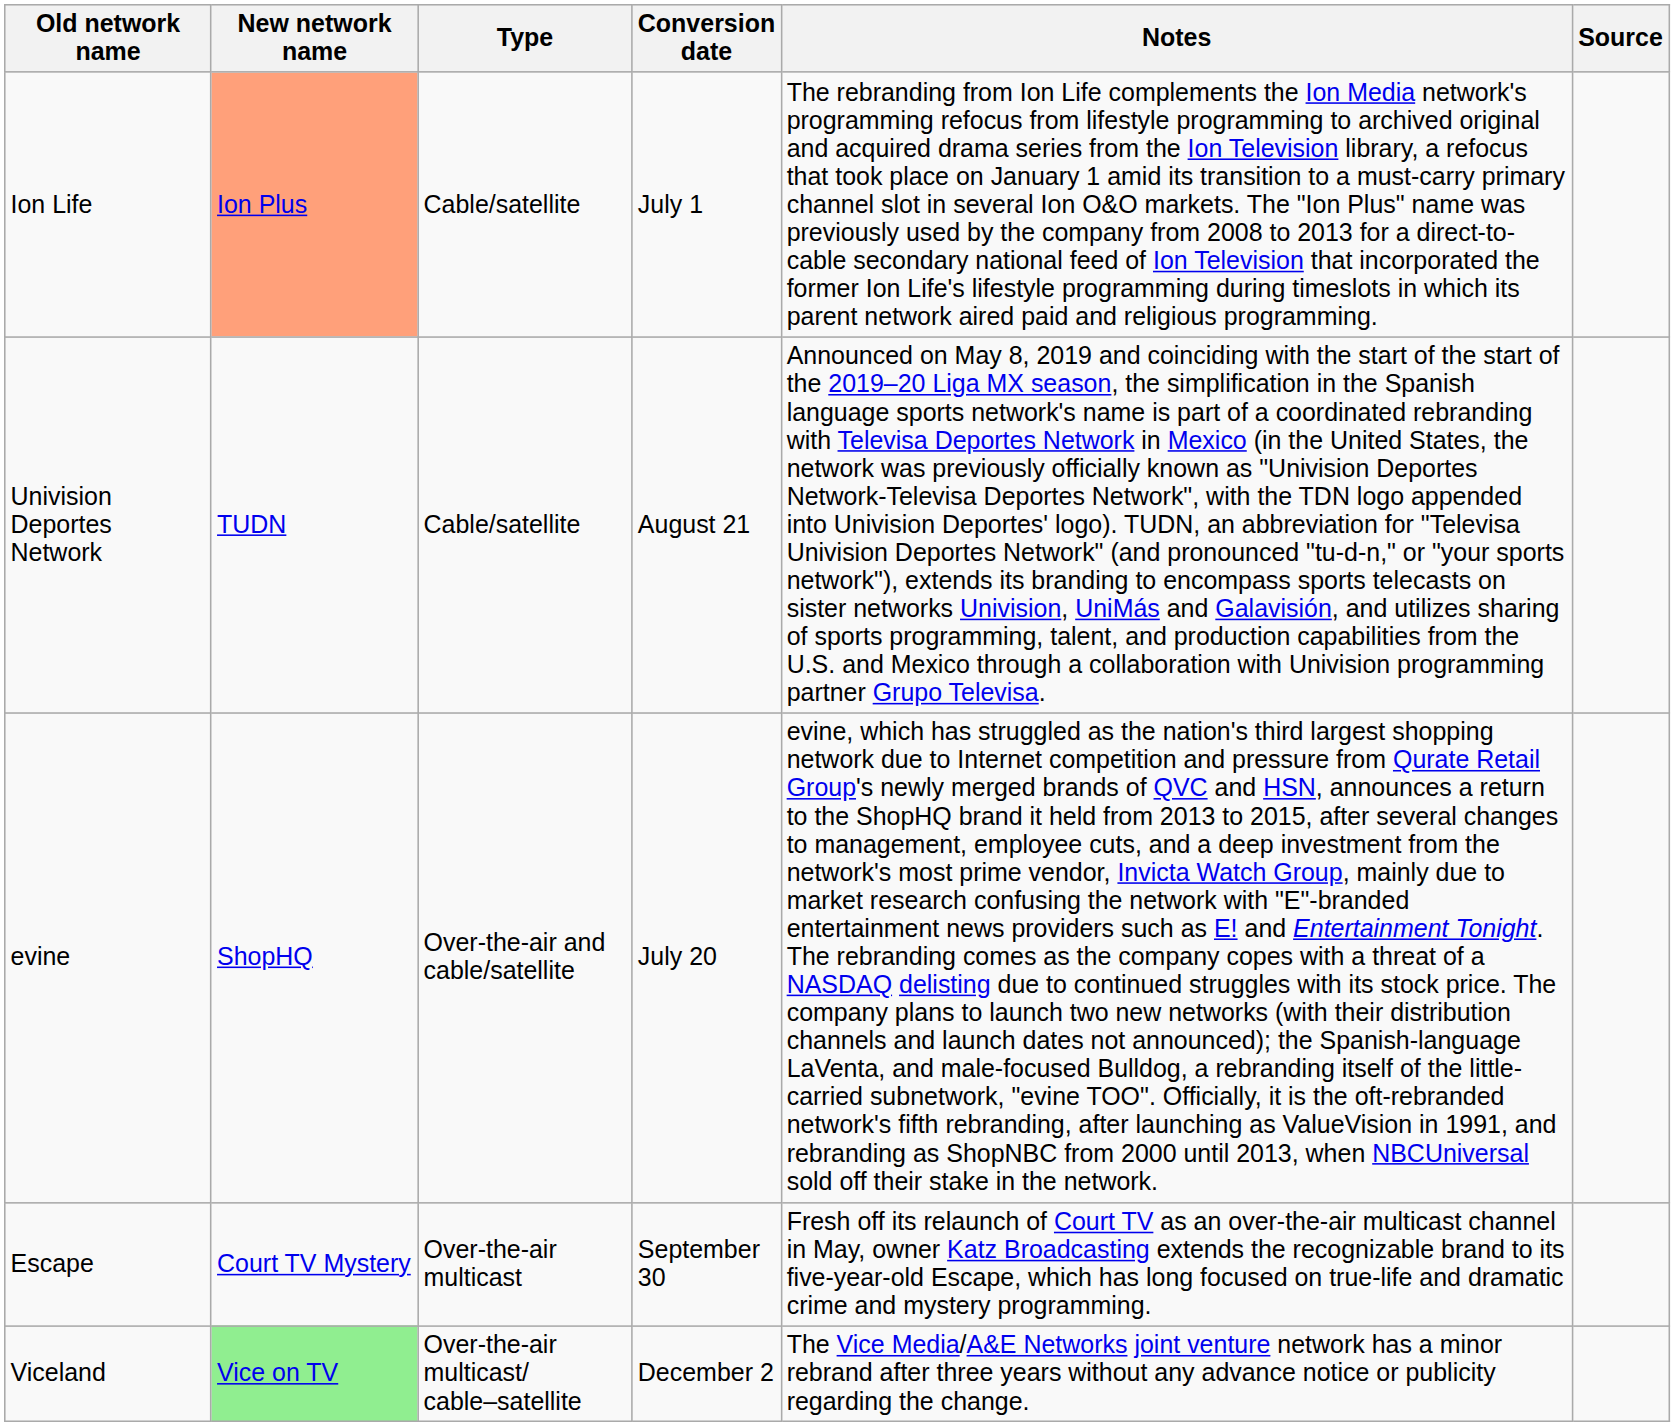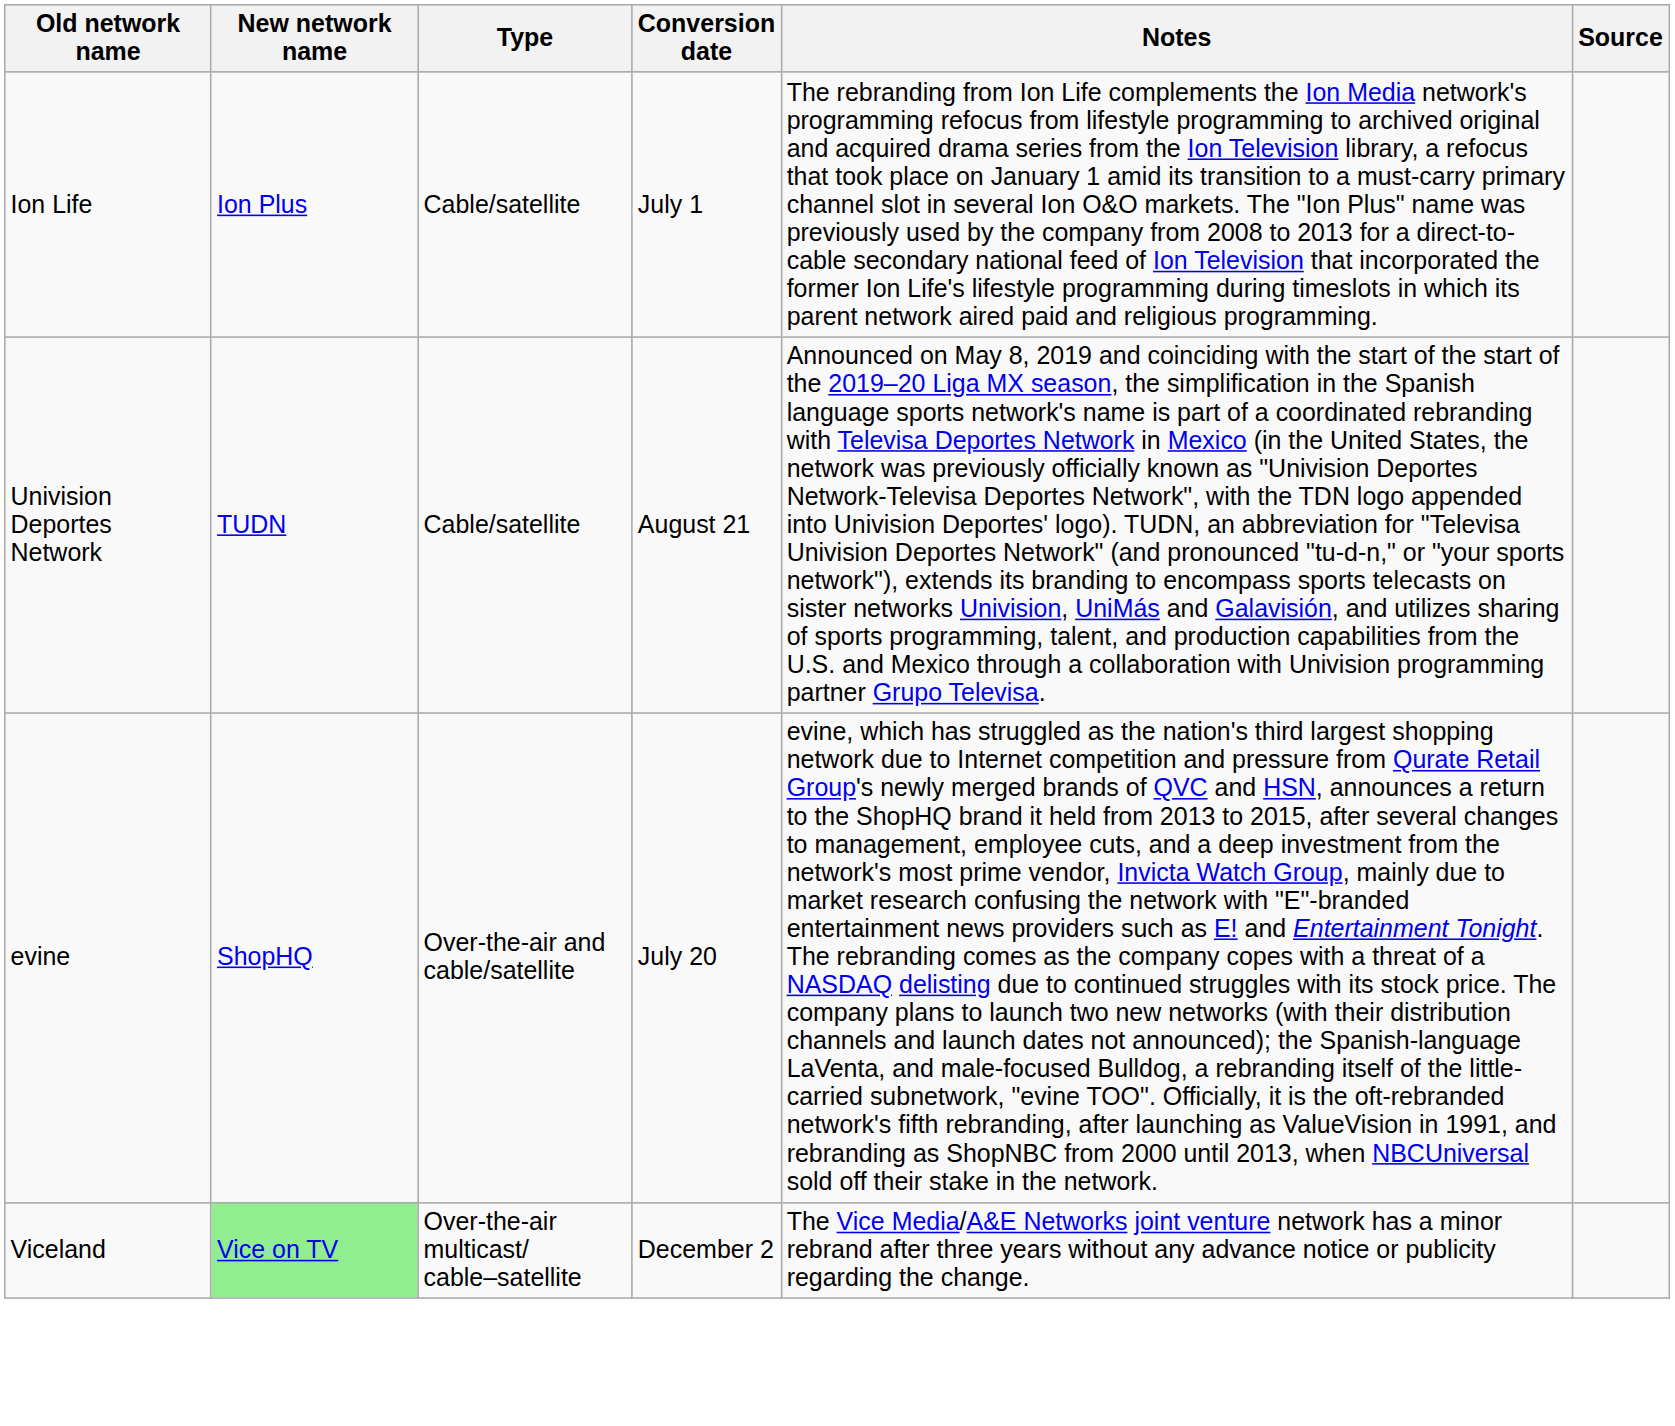(262, 204) lightsalmon background -> (262, 204) no background
- row: (52, 1263)
